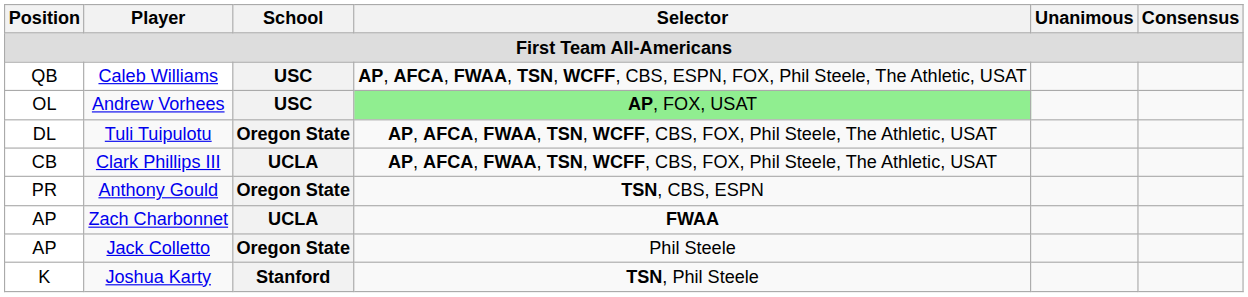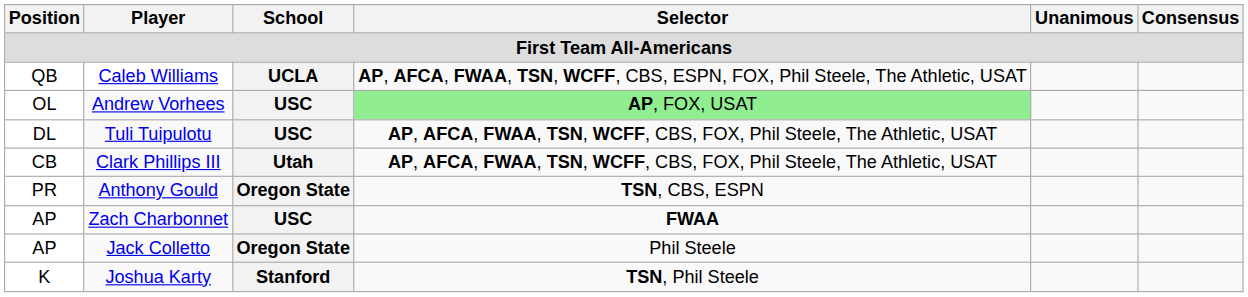(293, 76) USC -> (293, 76) UCLA
(293, 133) Oregon State -> (293, 133) USC
(293, 162) UCLA -> (293, 162) Utah
(293, 219) UCLA -> (293, 219) USC
